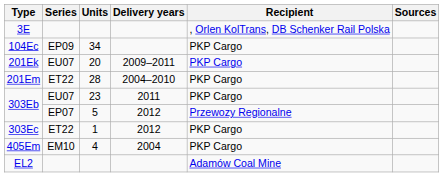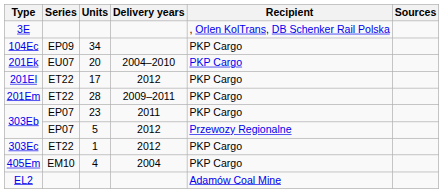(149, 63) 2009–2011 -> (149, 63) 2004–2010
+ row: (23, 79)
(149, 79) 2004–2010 -> (149, 96) 2009–2011
(61, 96) EU07 -> (61, 113) EP07
